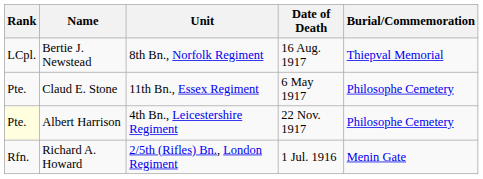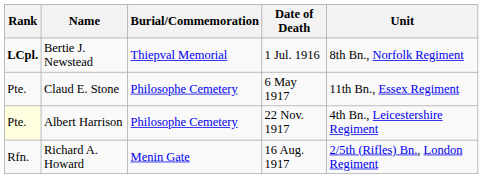columns swapped: (202, 21) <-> (411, 21)
(22, 55) normal -> (23, 55) bold
(301, 55) 16 Aug. 1917 -> (292, 55) 1 Jul. 1916
(309, 156) 1 Jul. 1916 -> (284, 156) 16 Aug. 1917
